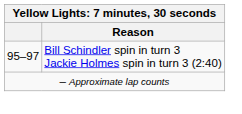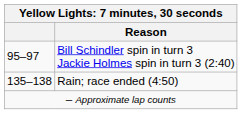+ row: (118, 81)
